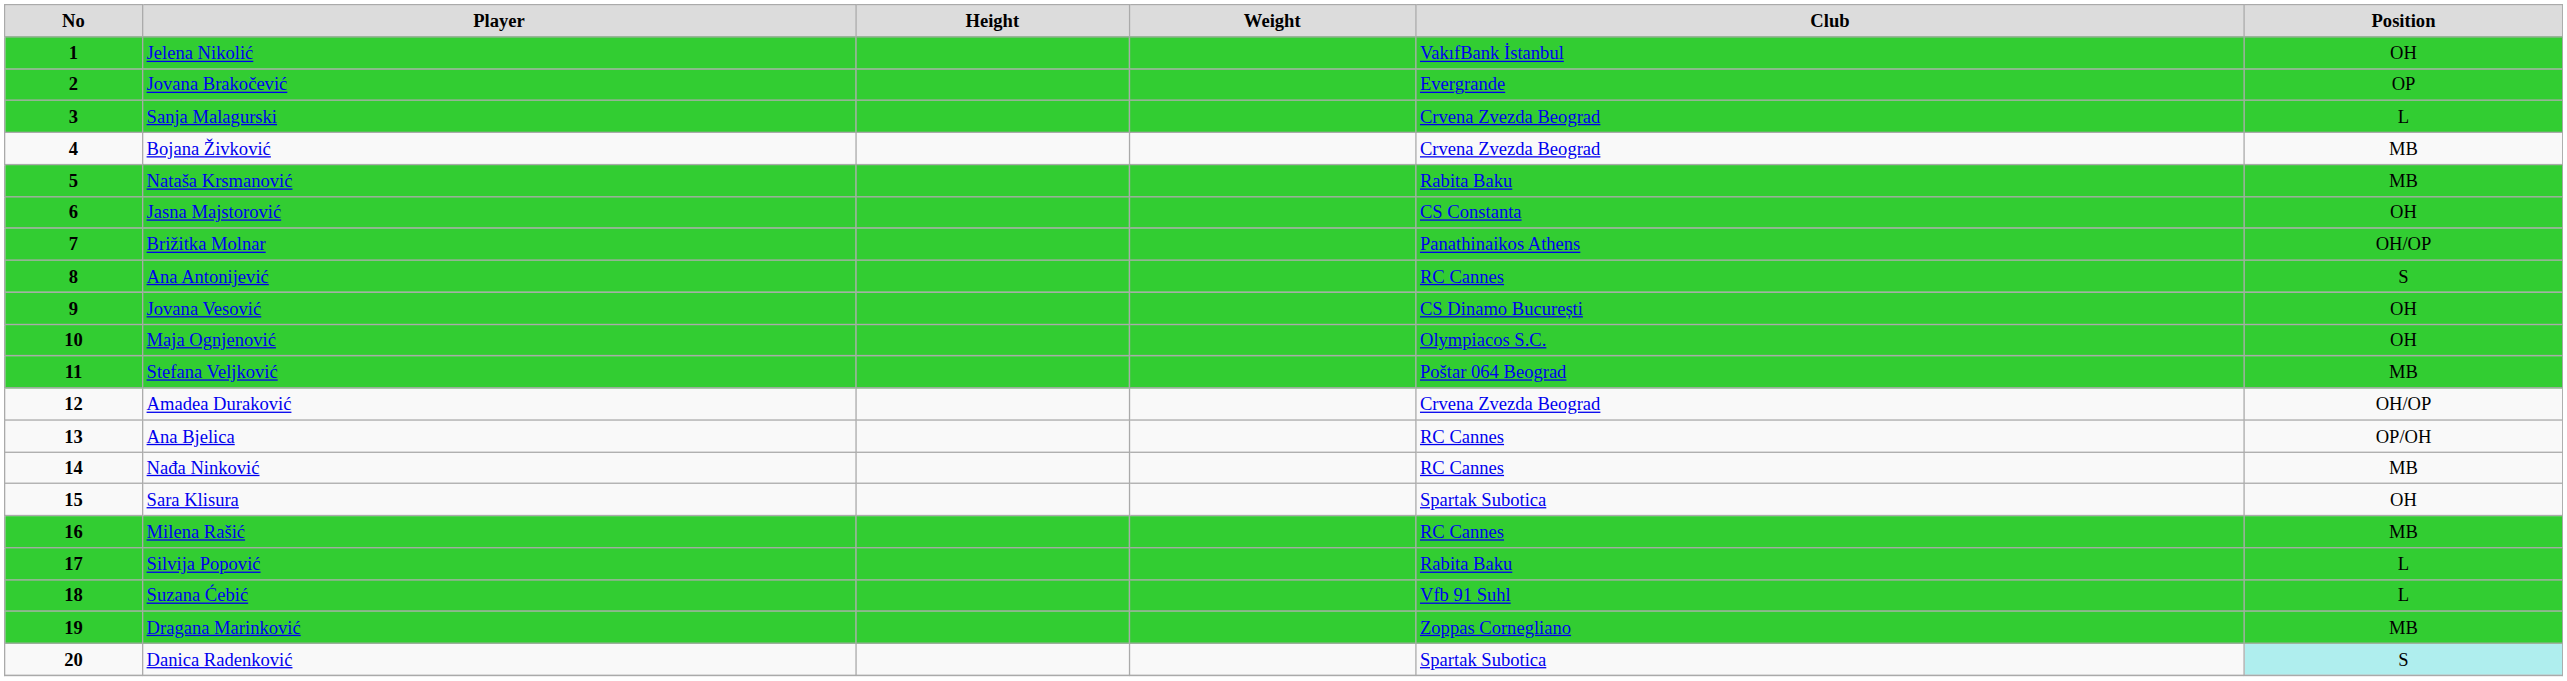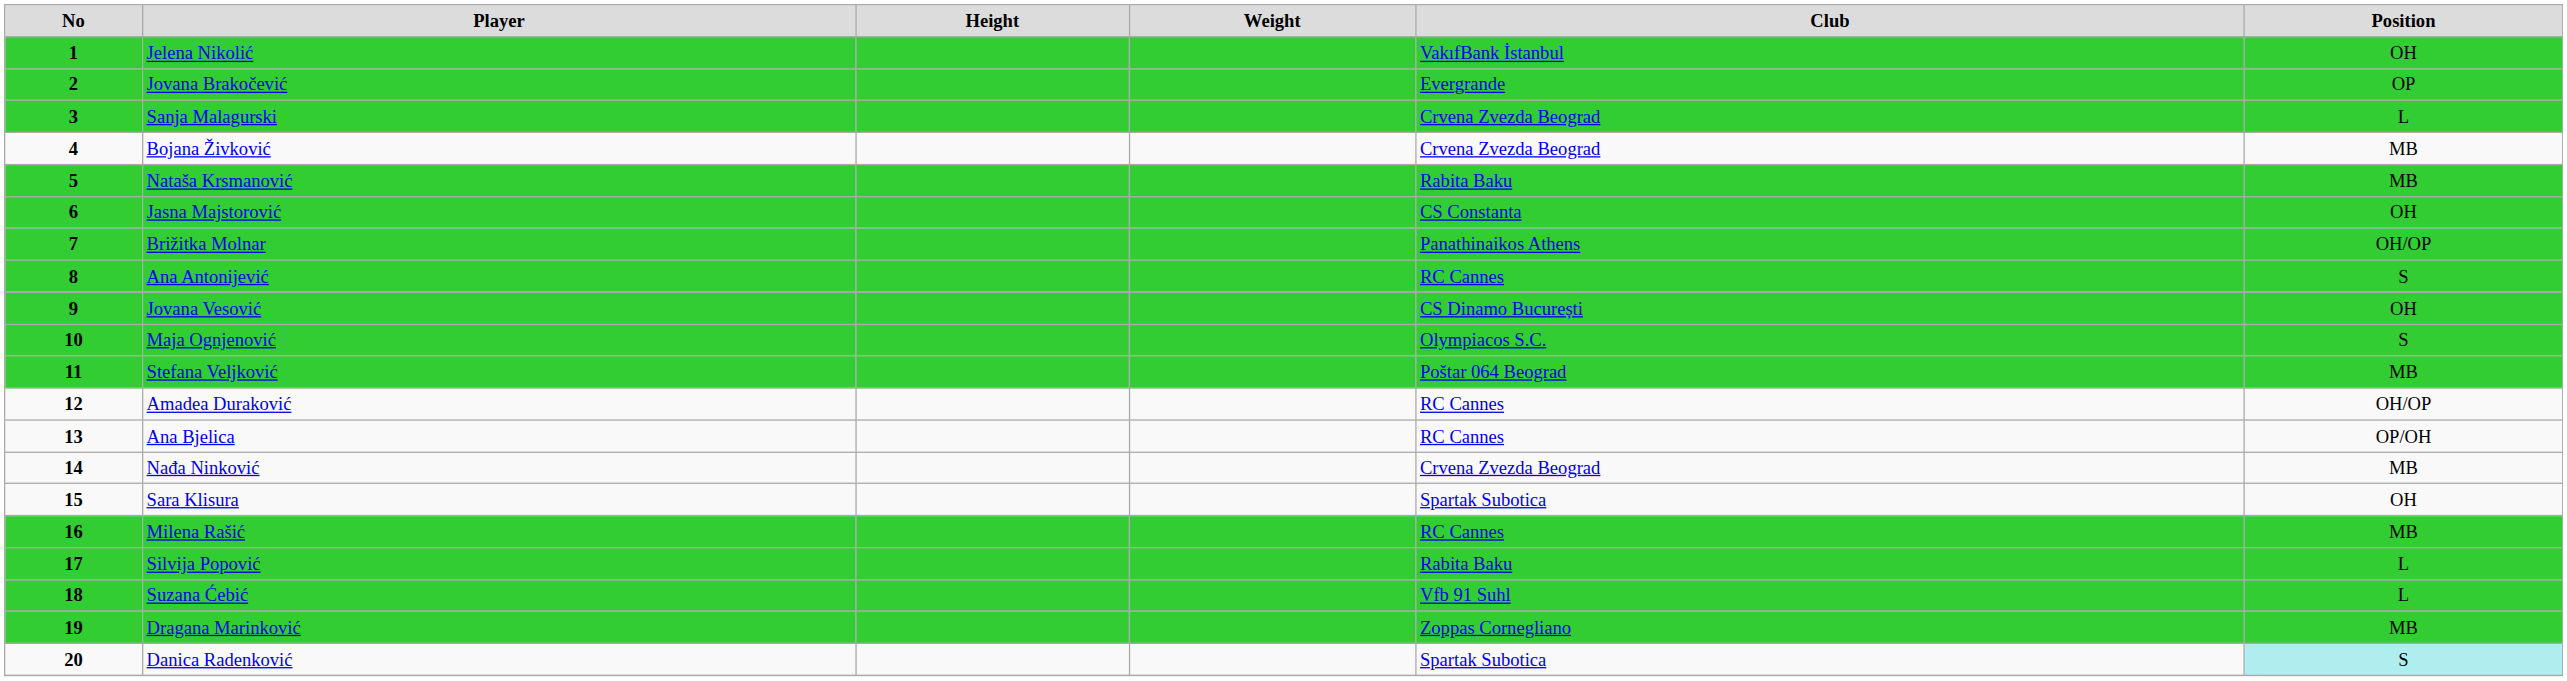(2403, 340) OH -> (2403, 340) S
(1510, 404) Crvena Zvezda Beograd -> (1462, 404) RC Cannes
(1462, 468) RC Cannes -> (1510, 468) Crvena Zvezda Beograd
